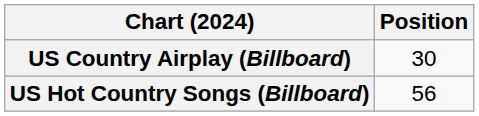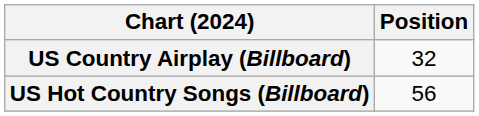(424, 57) 30 -> (424, 57) 32
